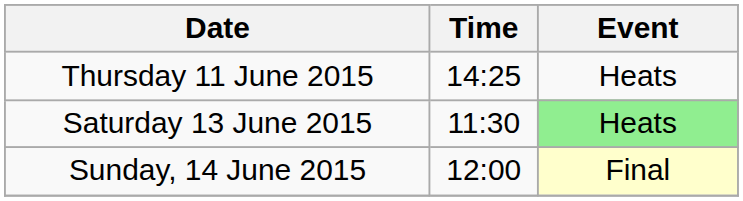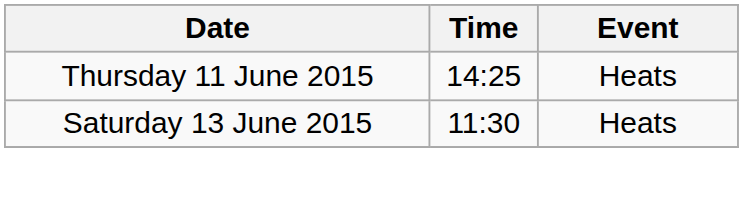(638, 123) lightgreen background -> (638, 123) no background
- row: (218, 170)
